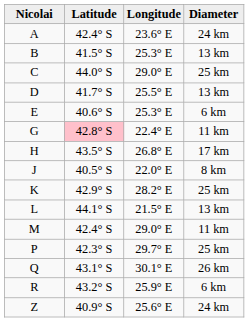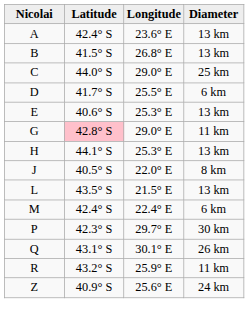(214, 33) 24 km -> (214, 33) 13 km
(154, 53) 25.3° E -> (154, 53) 26.8° E
(214, 92) 13 km -> (214, 92) 6 km
(214, 111) 6 km -> (214, 111) 13 km
(154, 131) 22.4° E -> (154, 131) 29.0° E
(94, 151) 43.5° S -> (94, 151) 44.1° S
(154, 151) 26.8° E -> (154, 151) 25.3° E
(214, 151) 17 km -> (214, 151) 13 km
- row: (34, 190)
(94, 209) 44.1° S -> (94, 190) 43.5° S
(154, 229) 29.0° E -> (154, 209) 22.4° E
(214, 229) 11 km -> (214, 209) 6 km
(214, 248) 25 km -> (214, 229) 30 km
(214, 287) 6 km -> (214, 268) 11 km
